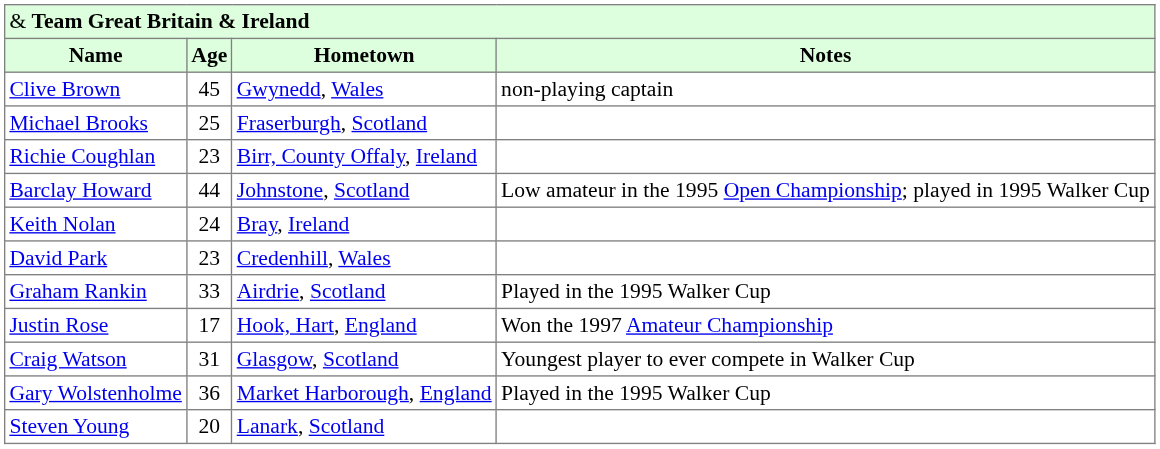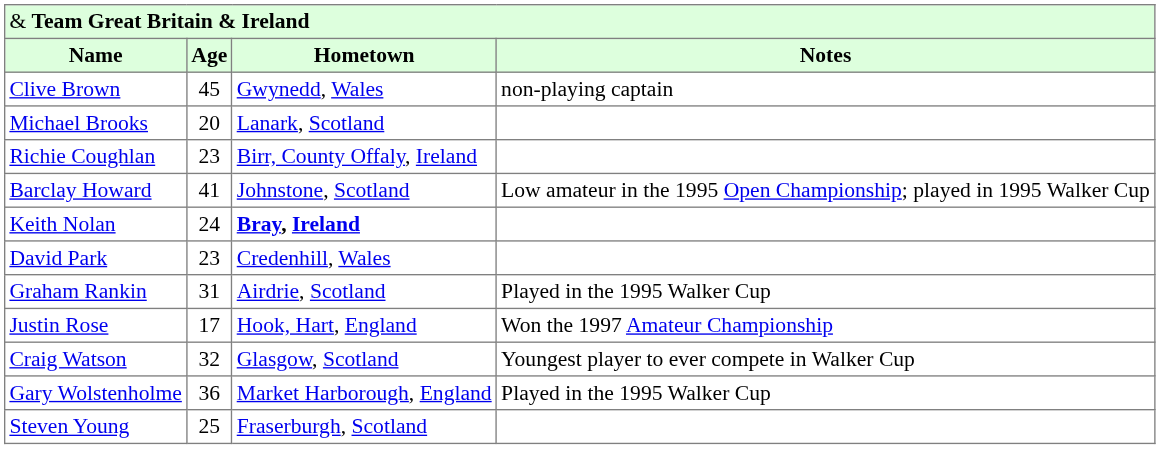(209, 122) 25 -> (209, 122) 20
(332, 122) Fraserburgh, Scotland -> (311, 122) Lanark, Scotland
(209, 190) 44 -> (209, 190) 41
(293, 223) normal -> (298, 223) bold
(209, 291) 33 -> (209, 291) 31
(209, 358) 31 -> (209, 358) 32
(209, 426) 20 -> (209, 426) 25
(311, 426) Lanark, Scotland -> (332, 426) Fraserburgh, Scotland
